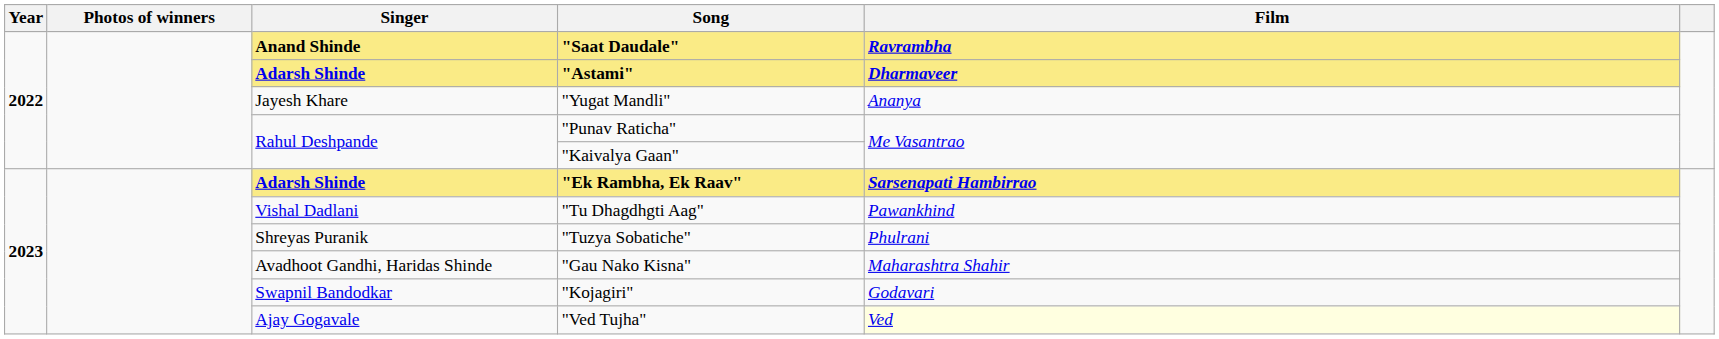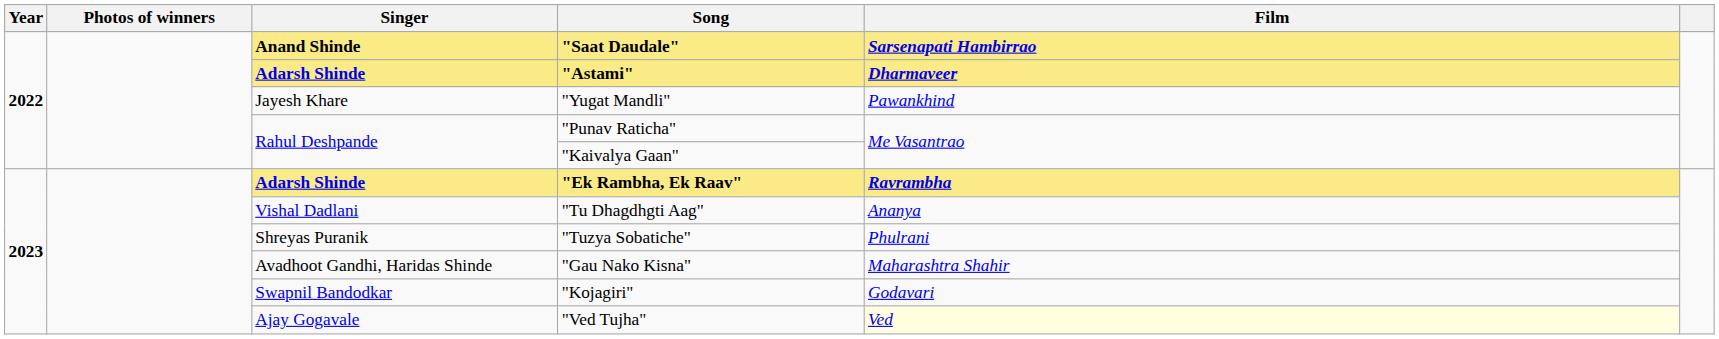(910, 45) Ravrambha -> (952, 45) Sarsenapati Hambirrao
(894, 100) Ananya -> (911, 100) Pawankhind
(952, 182) Sarsenapati Hambirrao -> (910, 182) Ravrambha
(911, 210) Pawankhind -> (894, 210) Ananya
